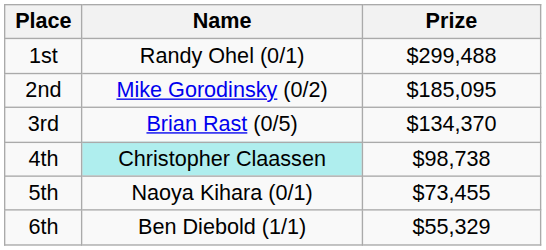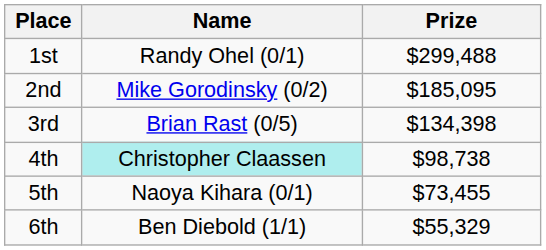(451, 124) $134,370 -> (451, 124) $134,398
